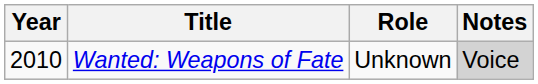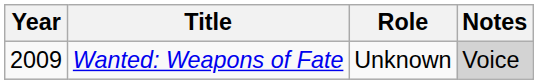(36, 60) 2010 -> (36, 60) 2009
